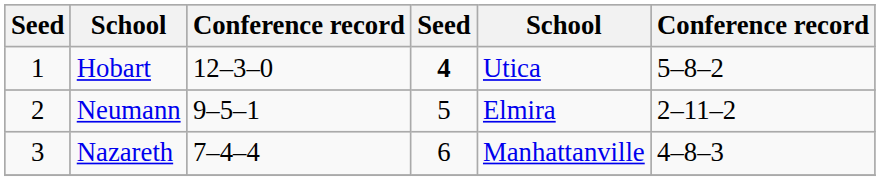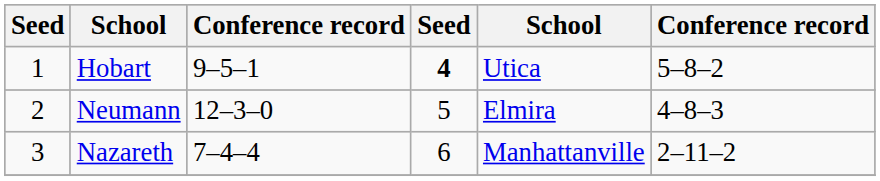(233, 68) 12–3–0 -> (226, 68) 9–5–1
(226, 110) 9–5–1 -> (233, 110) 12–3–0
(697, 110) 2–11–2 -> (690, 110) 4–8–3
(690, 152) 4–8–3 -> (697, 152) 2–11–2
